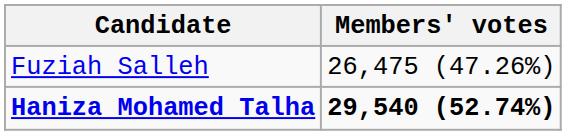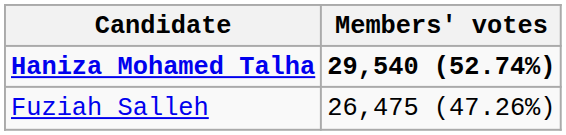rows swapped: (163, 108) <-> (110, 67)
